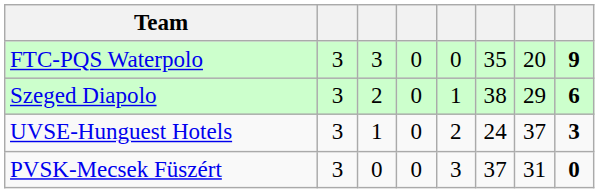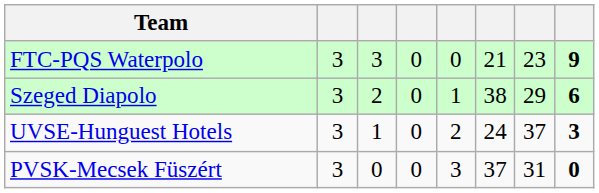(495, 59) 35 -> (495, 59) 21
(535, 59) 20 -> (535, 59) 23
